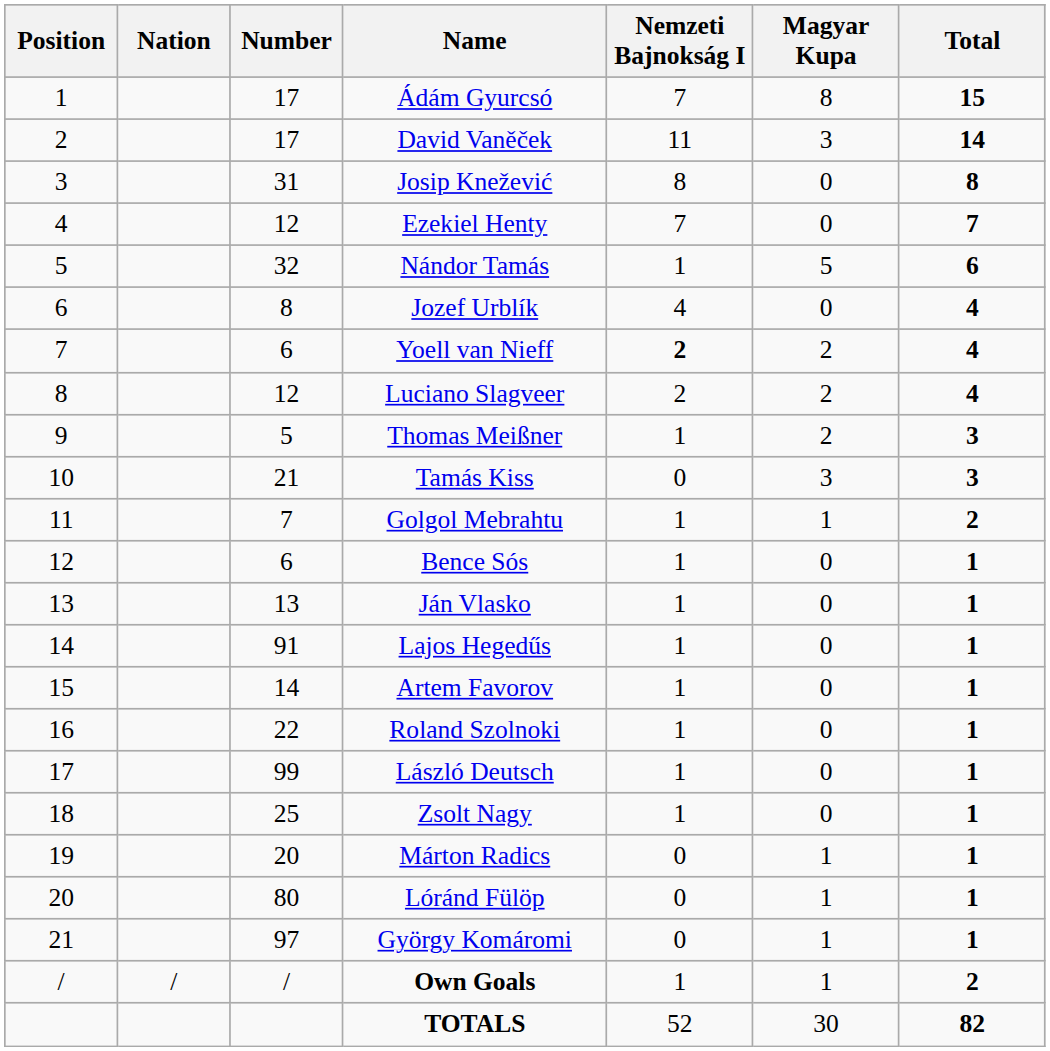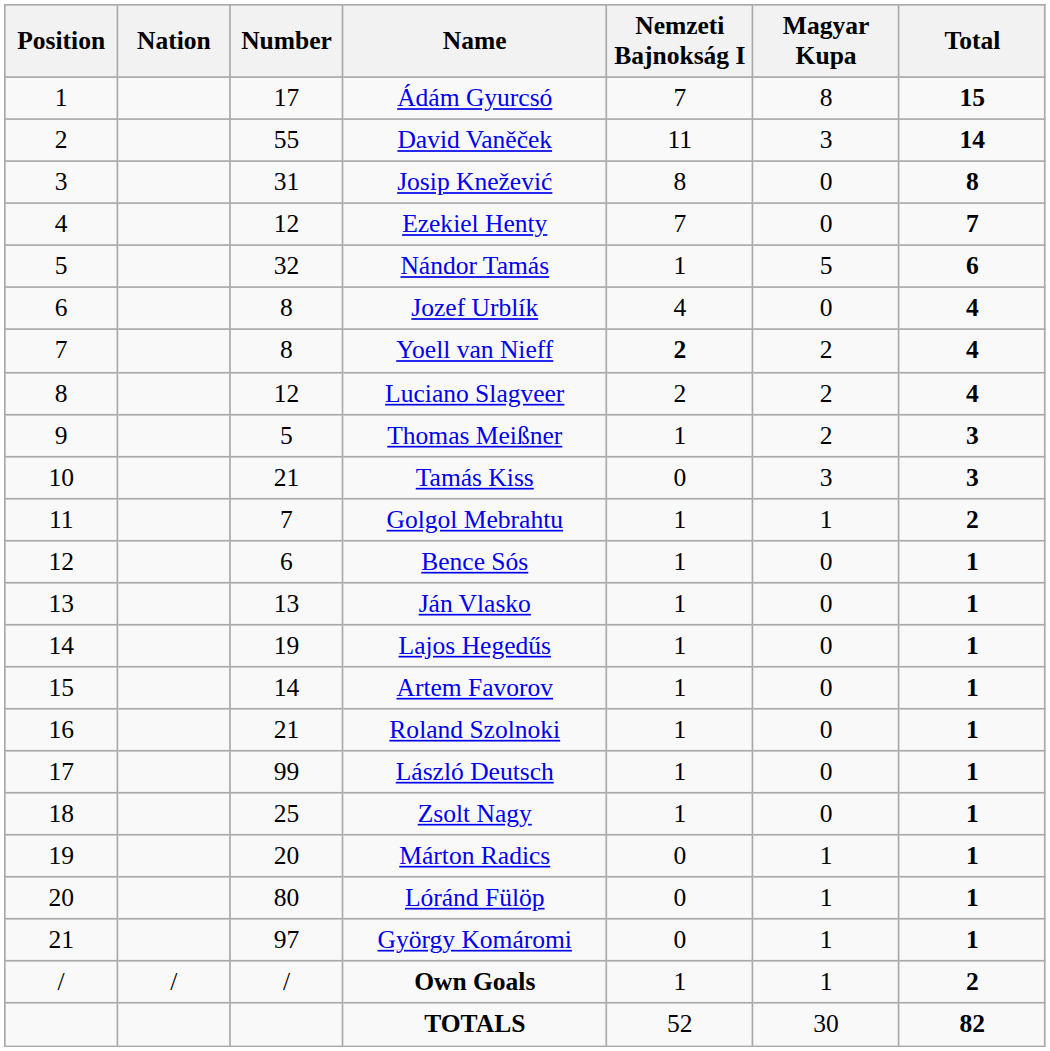(287, 140) 17 -> (287, 140) 55
(287, 350) 6 -> (287, 350) 8
(287, 645) 91 -> (287, 645) 19
(287, 729) 22 -> (287, 729) 21
